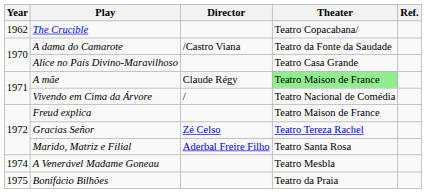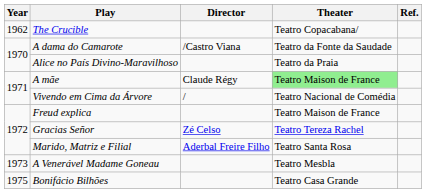(316, 63) Teatro Casa Grande -> (306, 63) Teatro da Praia
(17, 163) 1974 -> (17, 163) 1973
(306, 180) Teatro da Praia -> (316, 180) Teatro Casa Grande
